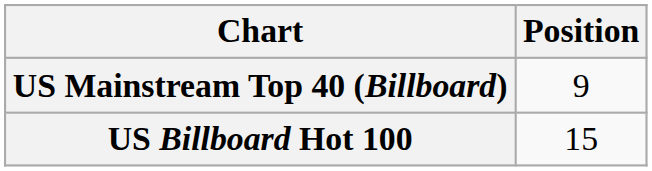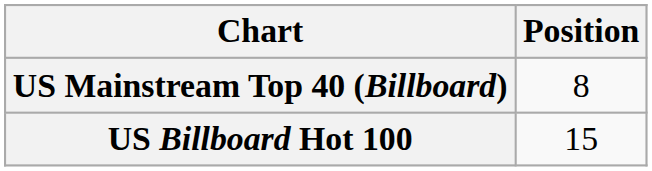(581, 84) 9 -> (581, 84) 8
